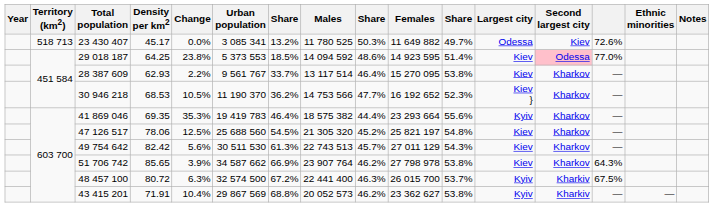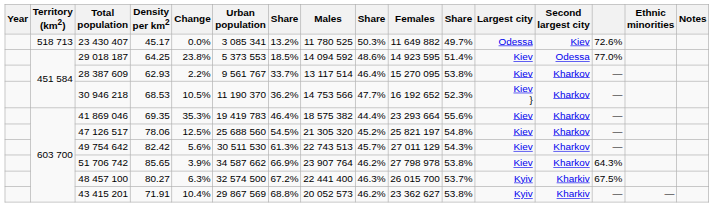(573, 57) pink background -> (573, 57) no background
(523, 116) Kyiv -> (523, 116) Kiev
(157, 178) 80.72 -> (157, 178) 80.27
